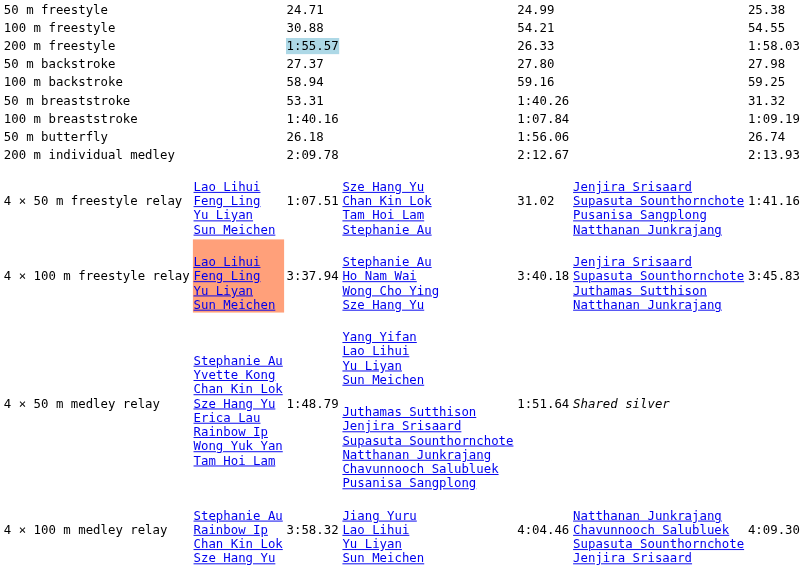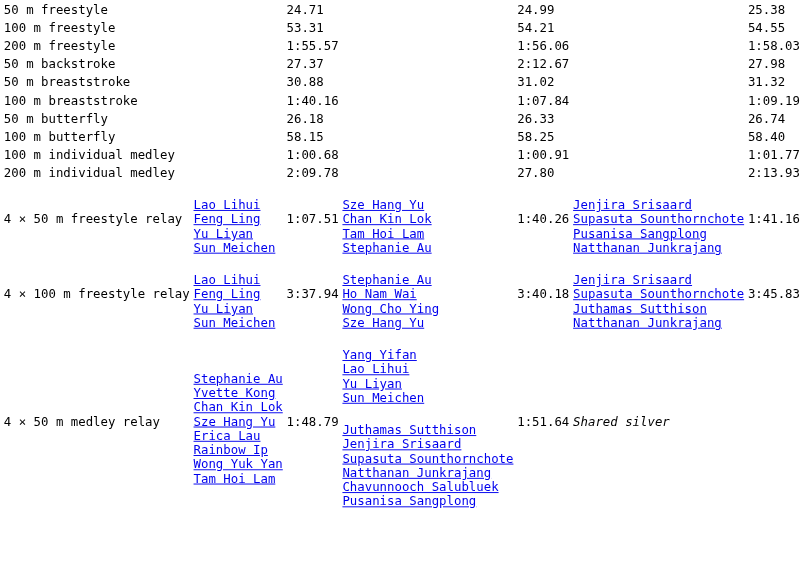(305, 28) 30.88 -> (305, 28) 53.31
(313, 46) lightblue background -> (313, 46) no background
(536, 46) 26.33 -> (543, 46) 1:56.06
(536, 64) 27.80 -> (543, 64) 2:12.67
- row: (63, 82)
(305, 100) 53.31 -> (305, 82) 30.88
(543, 100) 1:40.26 -> (536, 82) 31.02
(543, 136) 1:56.06 -> (536, 118) 26.33
+ row: (60, 136)
+ row: (89, 154)
(543, 154) 2:12.67 -> (536, 172) 27.80
(536, 201) 31.02 -> (543, 219) 1:40.26
(234, 283) lightsalmon background -> (234, 301) no background
- row: (86, 530)
